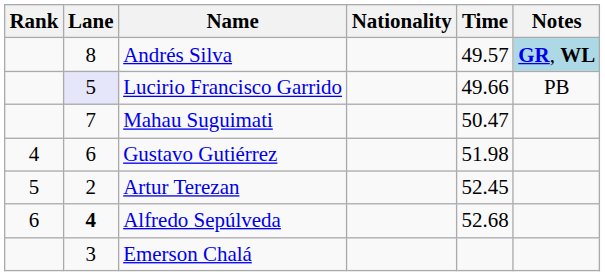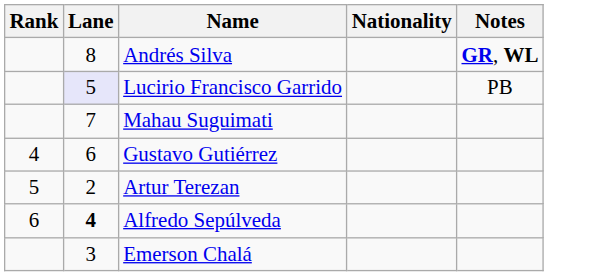- column: (485, 21)
(557, 54) lightblue background -> (500, 54) no background
